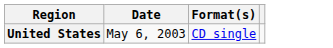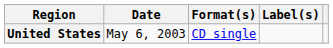+ column: (291, 14)
